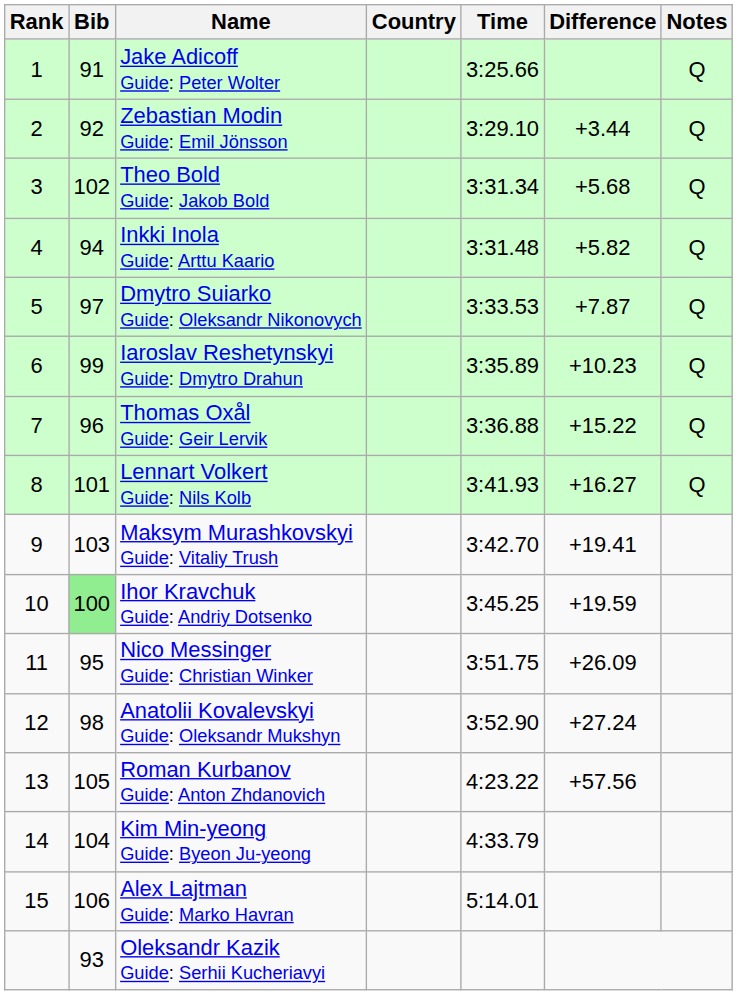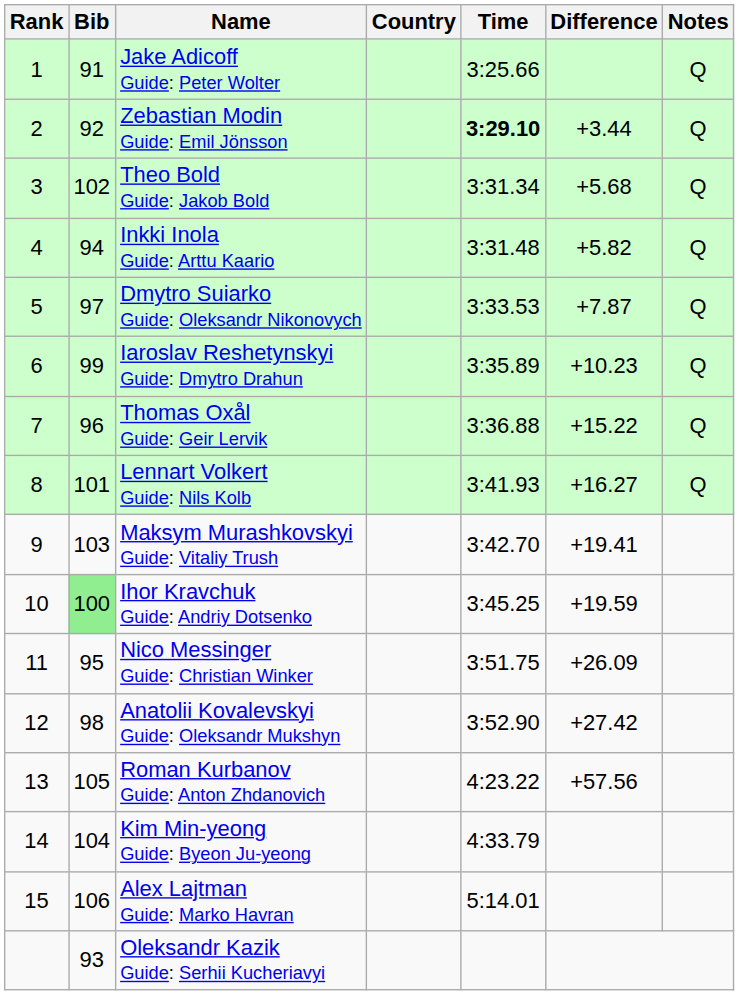(502, 128) normal -> (503, 128) bold
(603, 722) +27.24 -> (604, 722) +27.42
